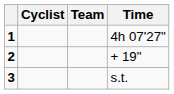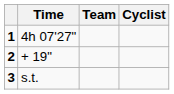columns swapped: (43, 15) <-> (138, 15)
